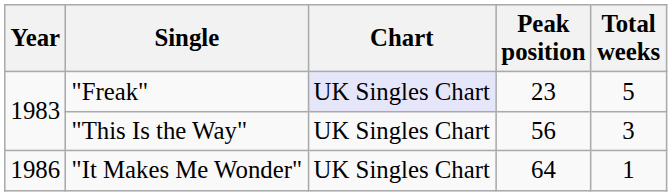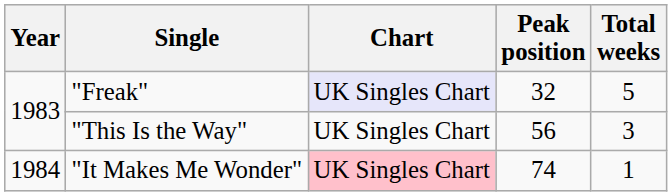(543, 91) 23 -> (543, 91) 32
(35, 170) 1986 -> (35, 170) 1984
(402, 170) no background -> (402, 170) pink background
(543, 170) 64 -> (543, 170) 74
